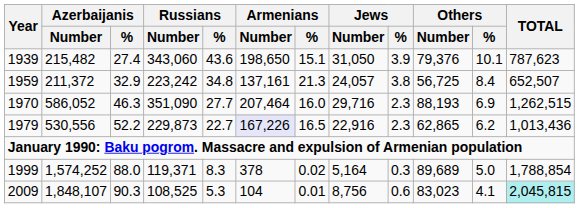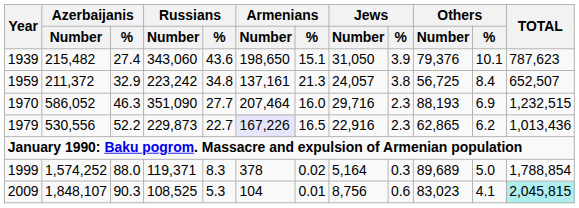(540, 103) 1,262,515 -> (540, 103) 1,232,515
